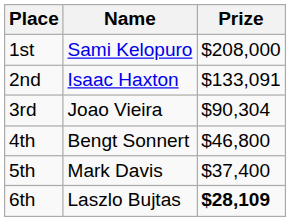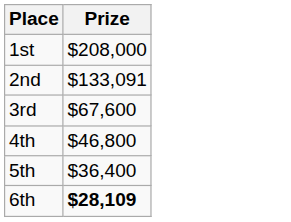- column: (130, 19)
(236, 110) $90,304 -> (102, 110) $67,600
(236, 170) $37,400 -> (102, 170) $36,400
